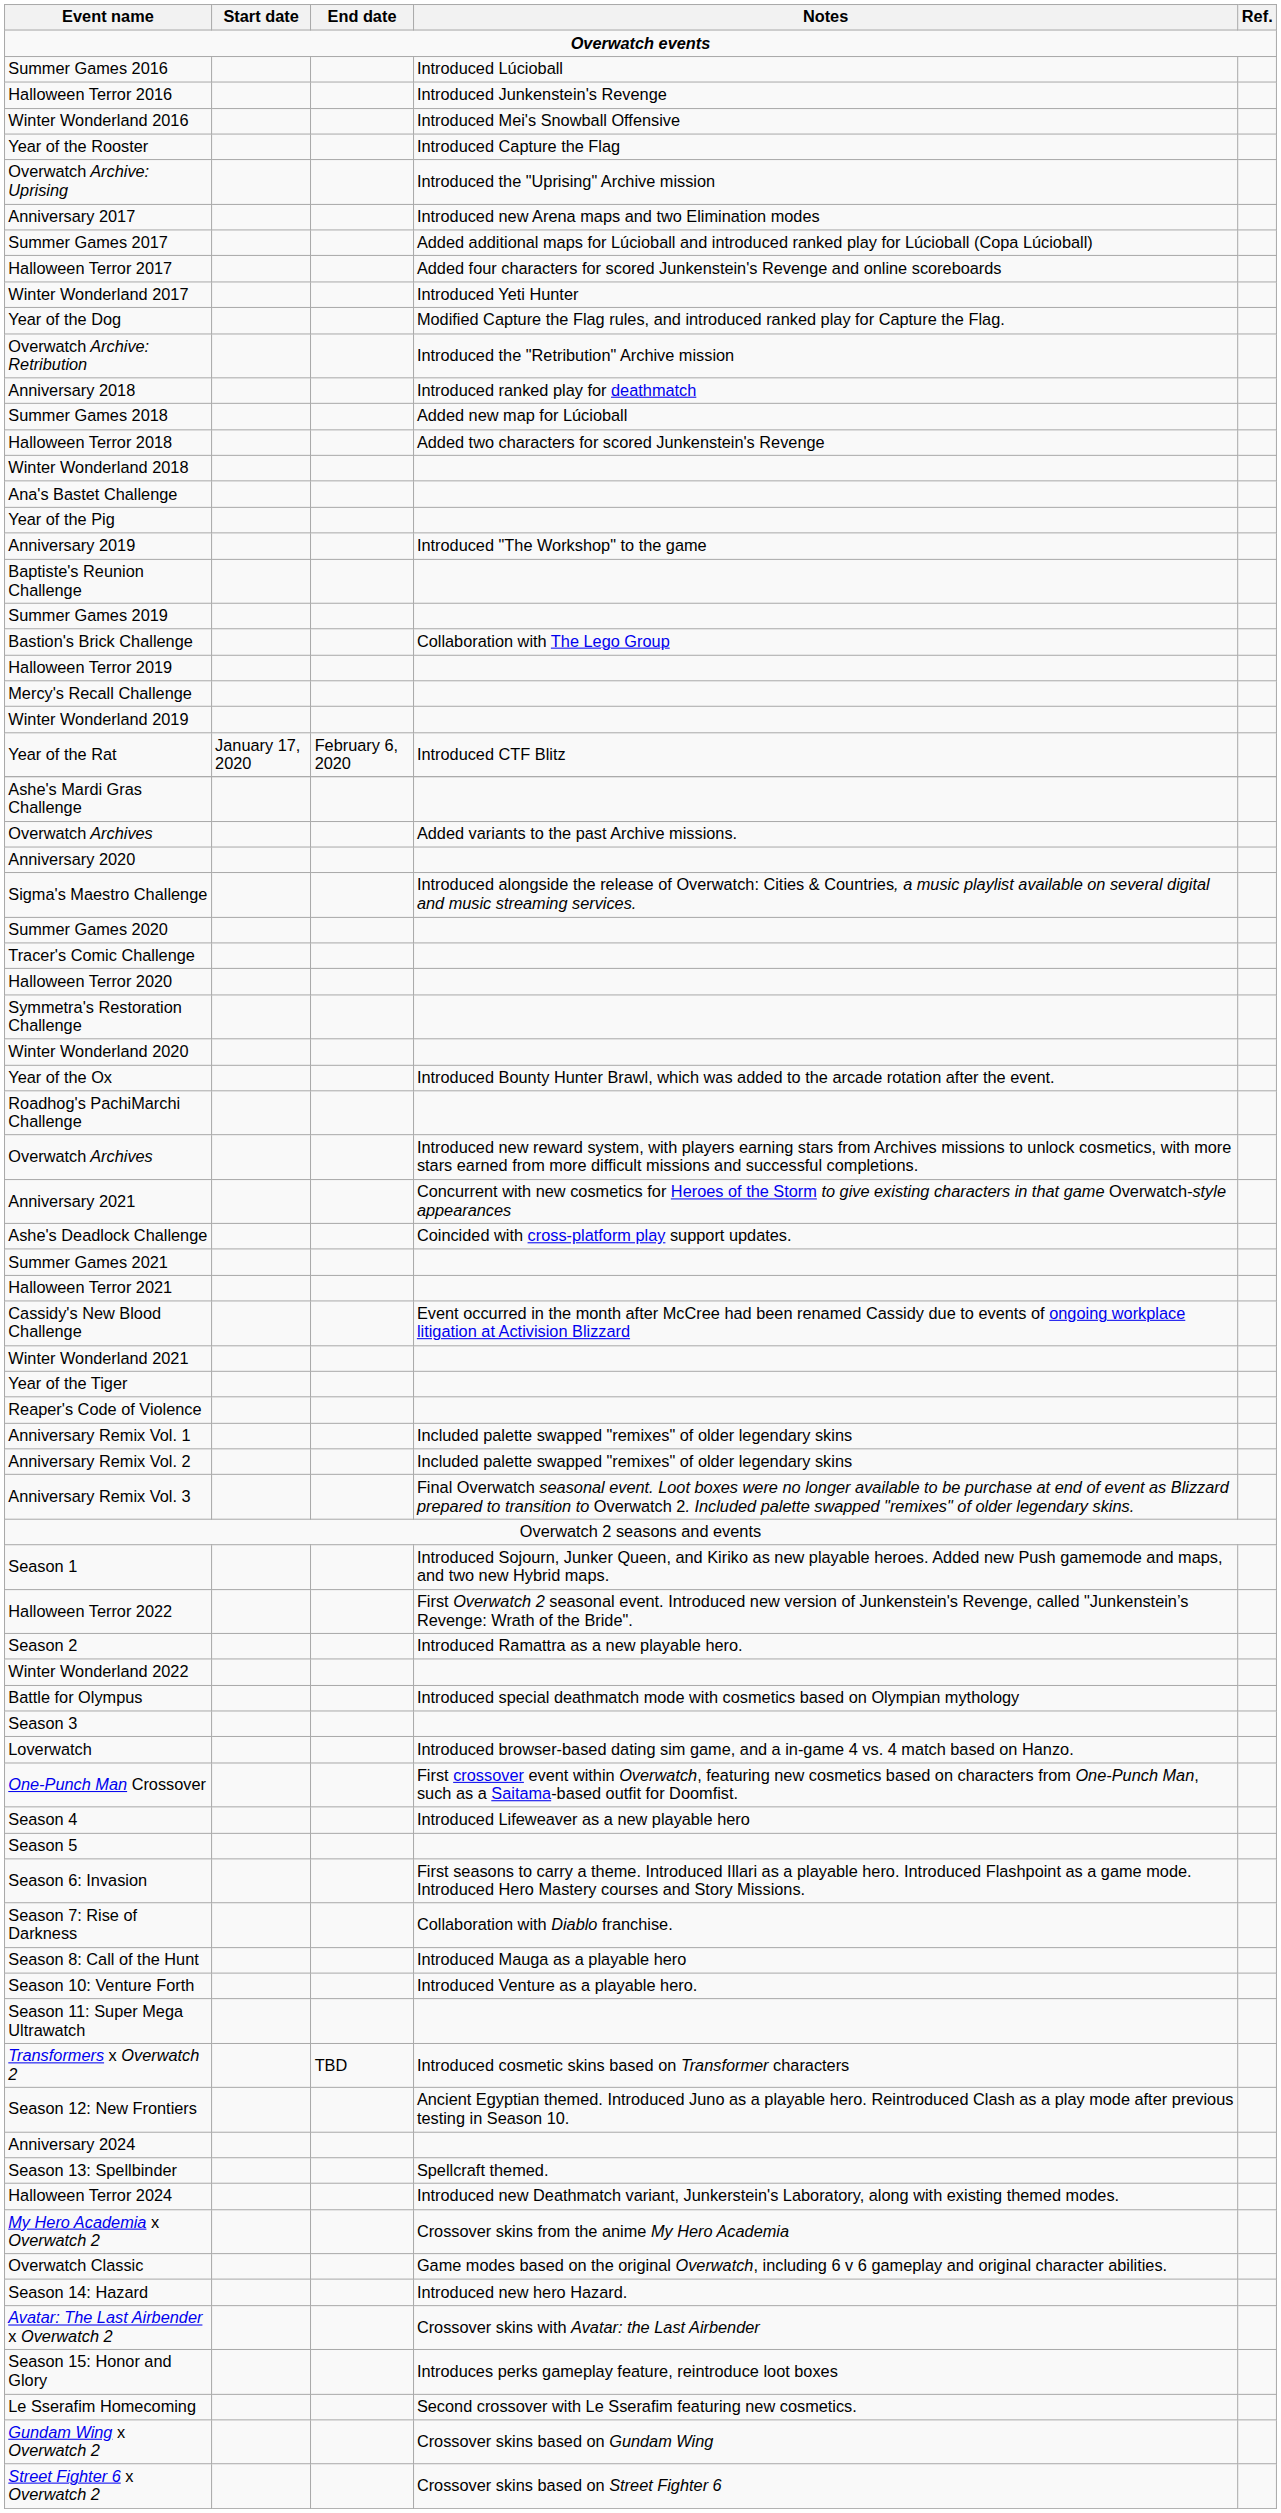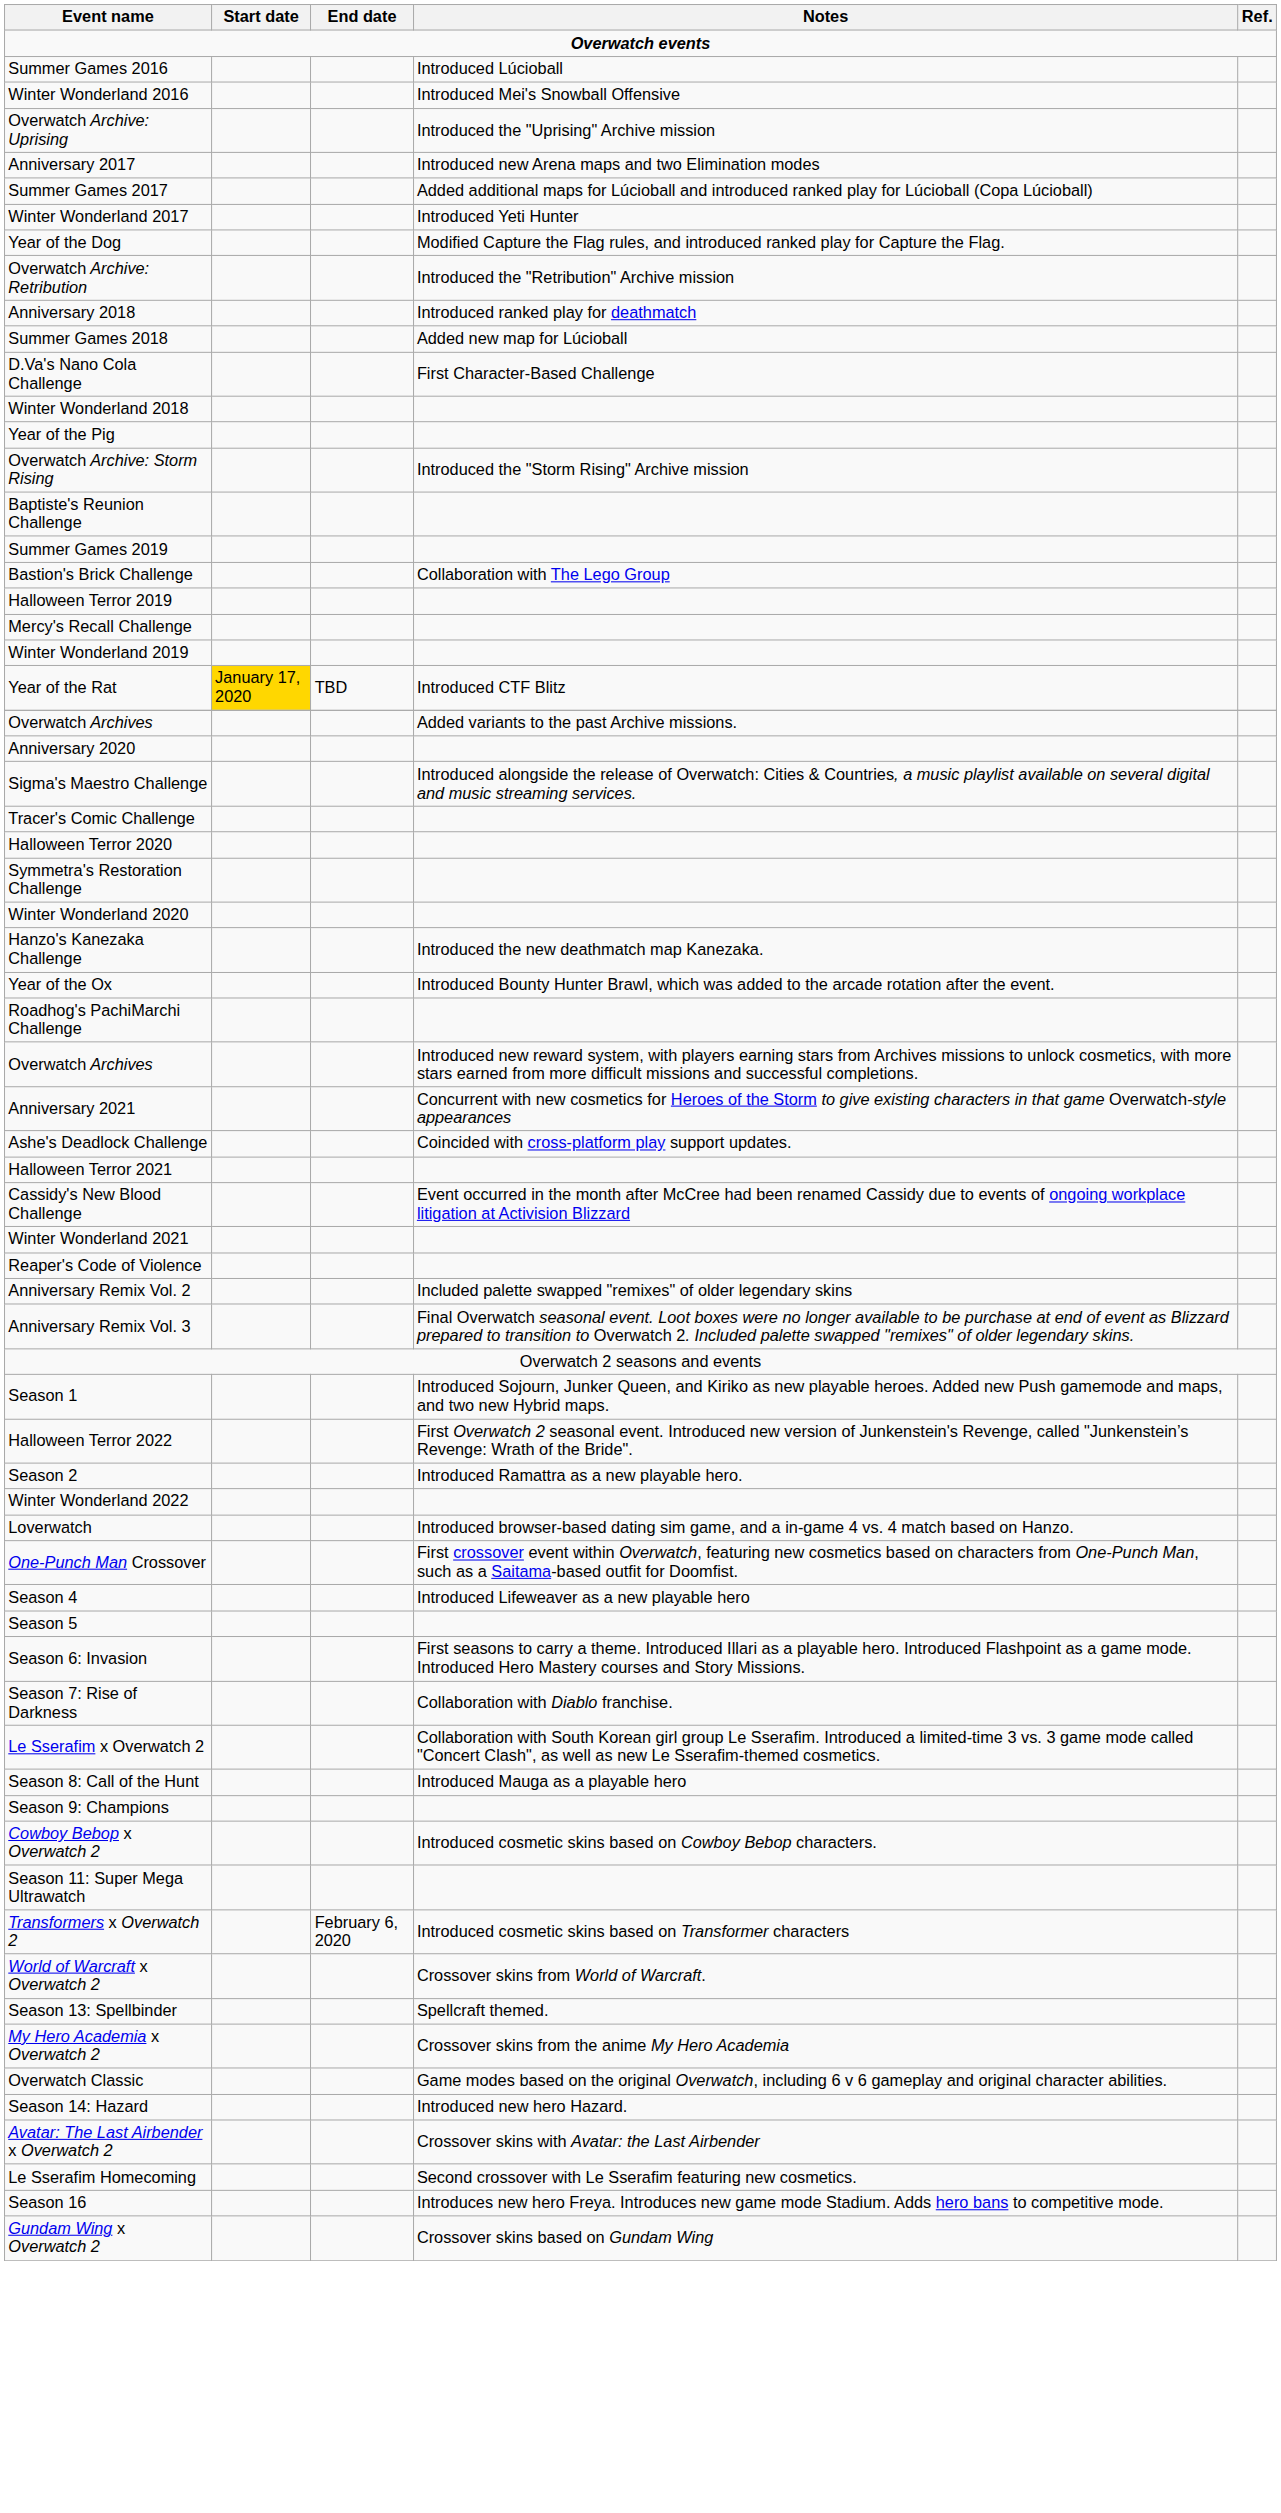- row: (90, 95)
- row: (78, 146)
- row: (90, 268)
+ row: (72, 373)
- row: (90, 442)
- row: (93, 494)
+ row: (103, 469)
- row: (72, 545)
(258, 754) no background -> (258, 687) gold background
(356, 754) February 6, 2020 -> (331, 687) TBD
- row: (75, 798)
- row: (88, 929)
+ row: (76, 949)
- row: (88, 1262)
- row: (68, 1384)
- row: (99, 1435)
- row: (75, 1698)
- row: (43, 1723)
+ row: (106, 1747)
+ row: (89, 1808)
+ row: (70, 1843)
- row: (101, 1986)
(331, 2065) TBD -> (356, 1931) February 6, 2020
- row: (103, 2109)
+ row: (78, 1975)
- row: (72, 2144)
- row: (90, 2196)
- row: (90, 2371)
+ row: (47, 2203)
- row: (71, 2486)
